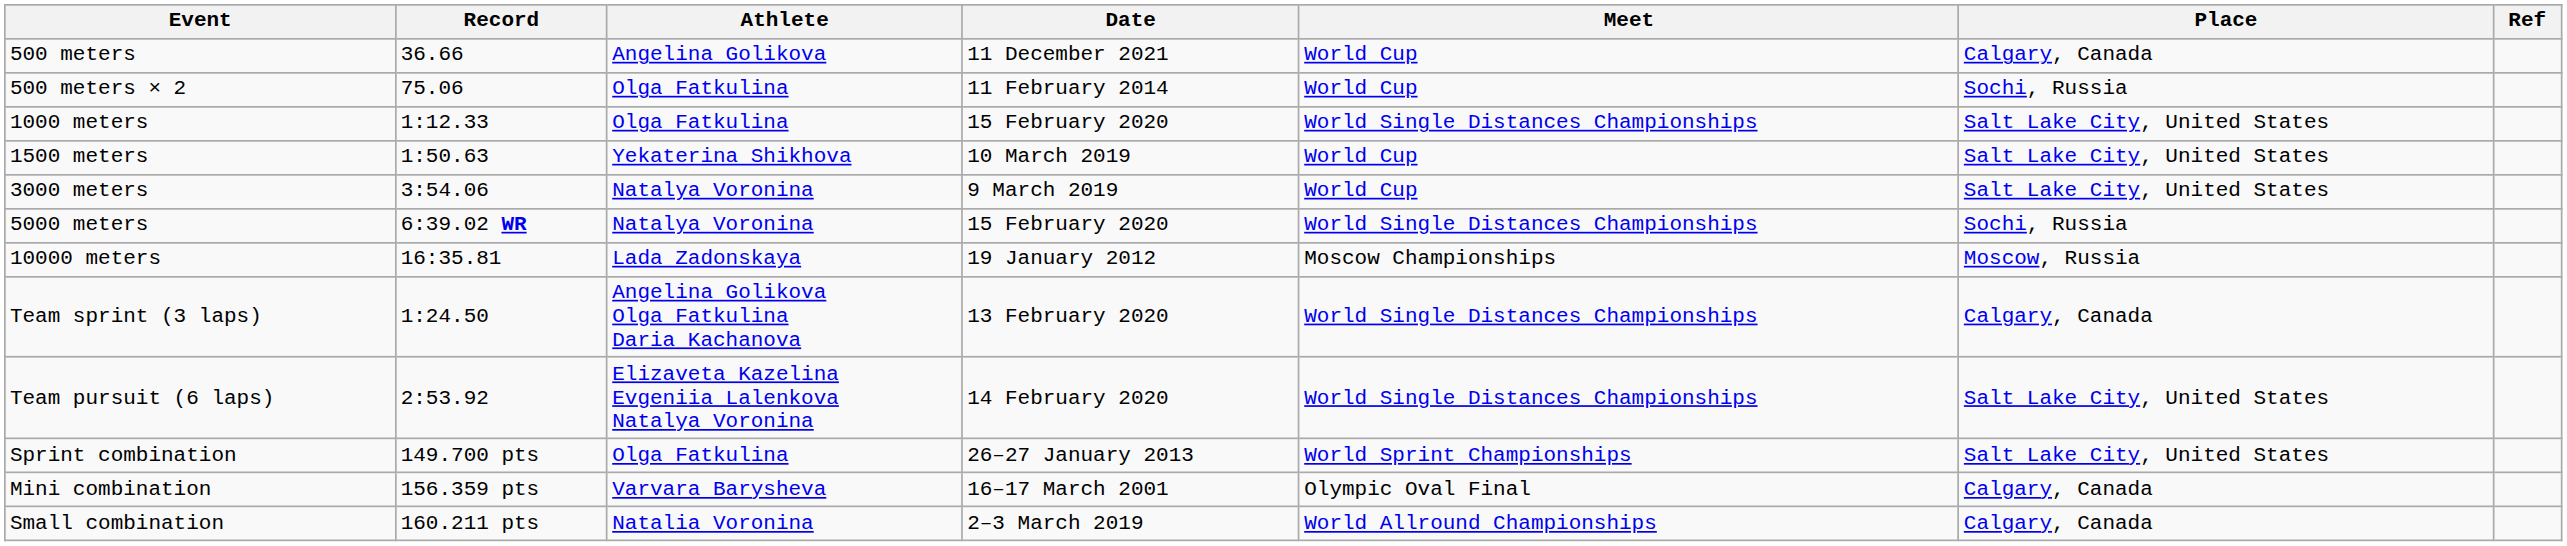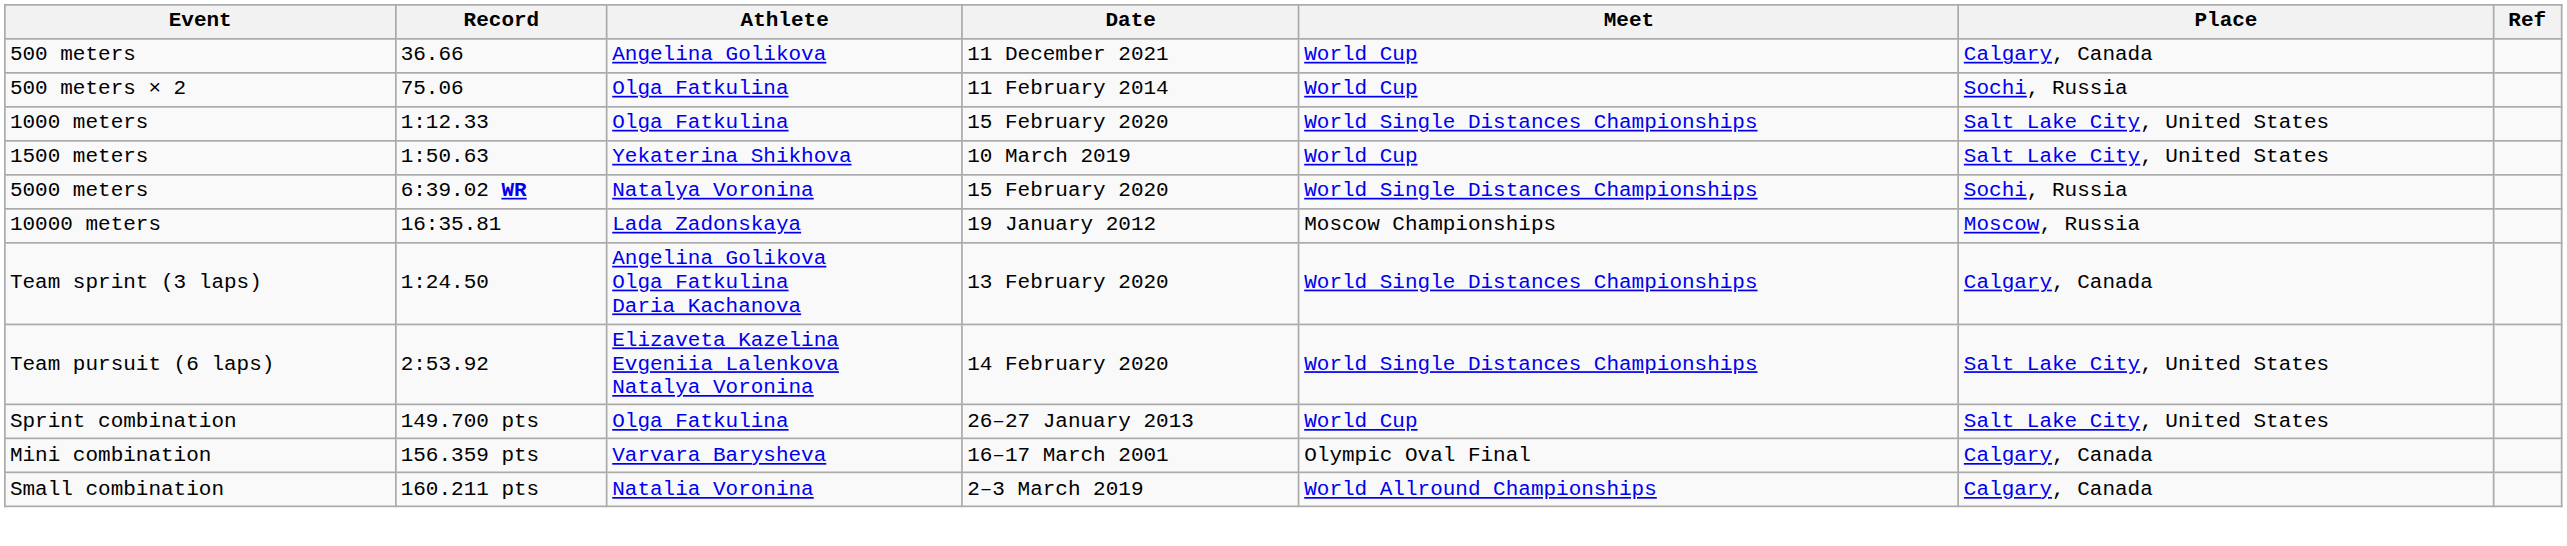- row: (79, 192)
(1468, 456) World Sprint Championships -> (1361, 422) World Cup
